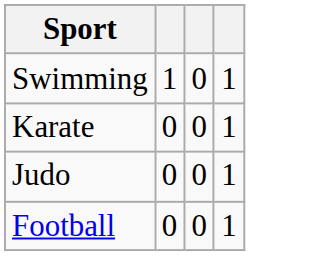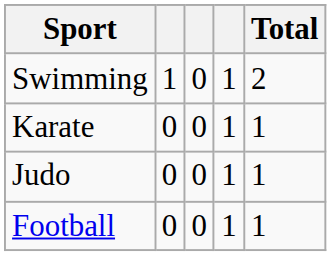+ column: (285, 28)
